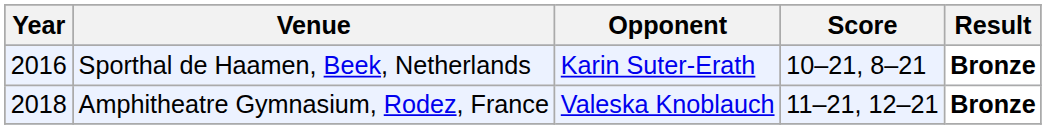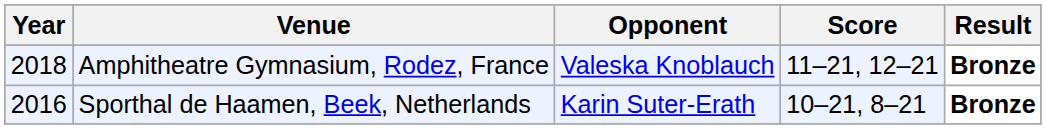rows swapped: (305, 65) <-> (314, 105)
